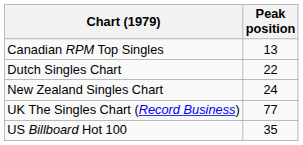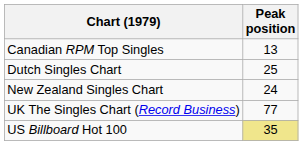(271, 69) 22 -> (271, 69) 25
(271, 130) no background -> (271, 130) khaki background
